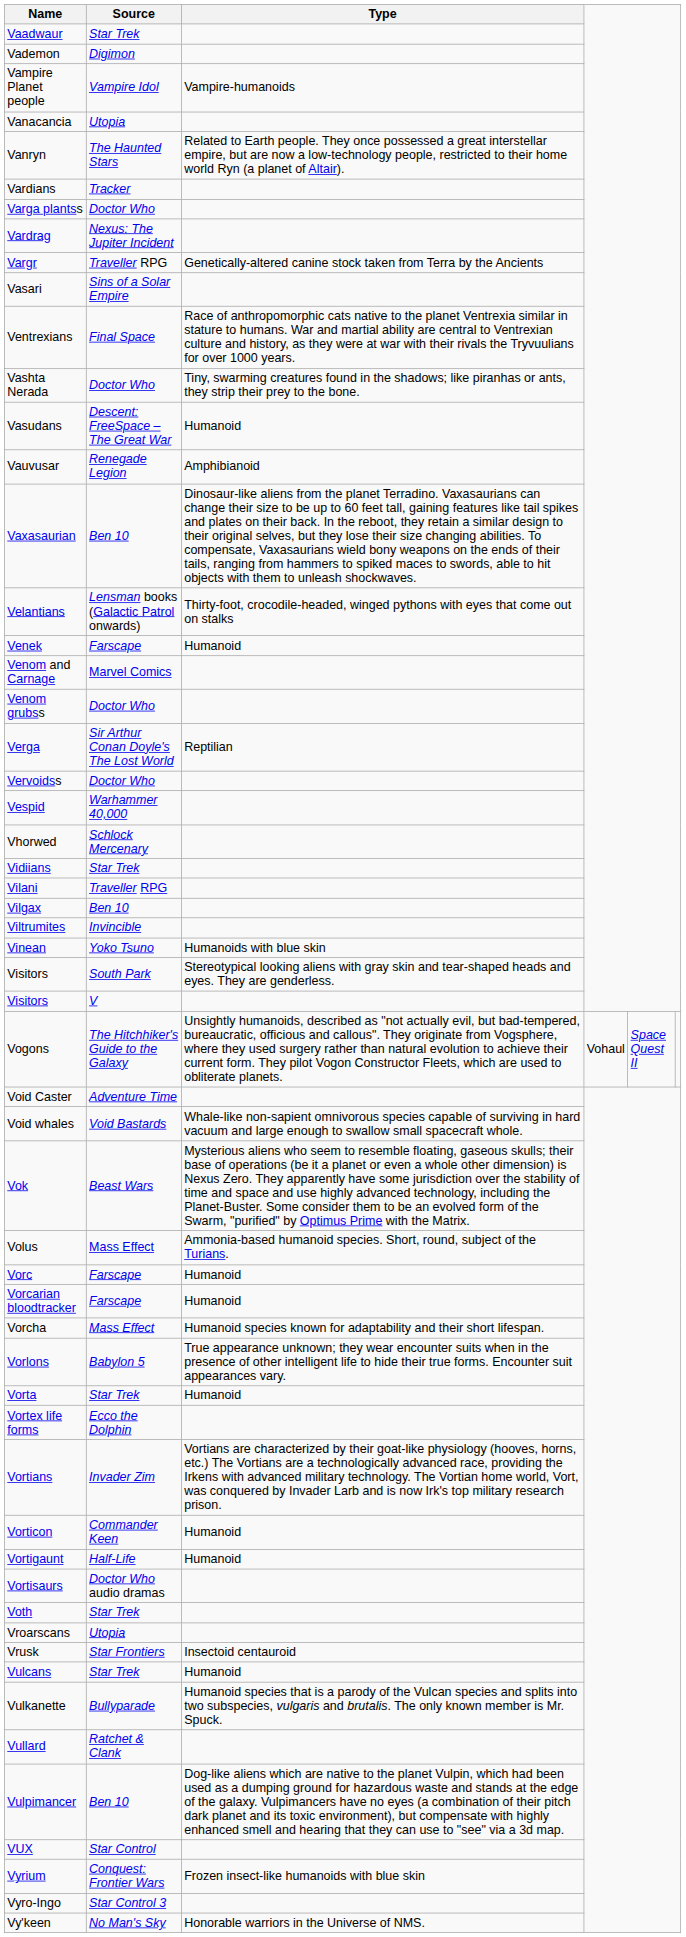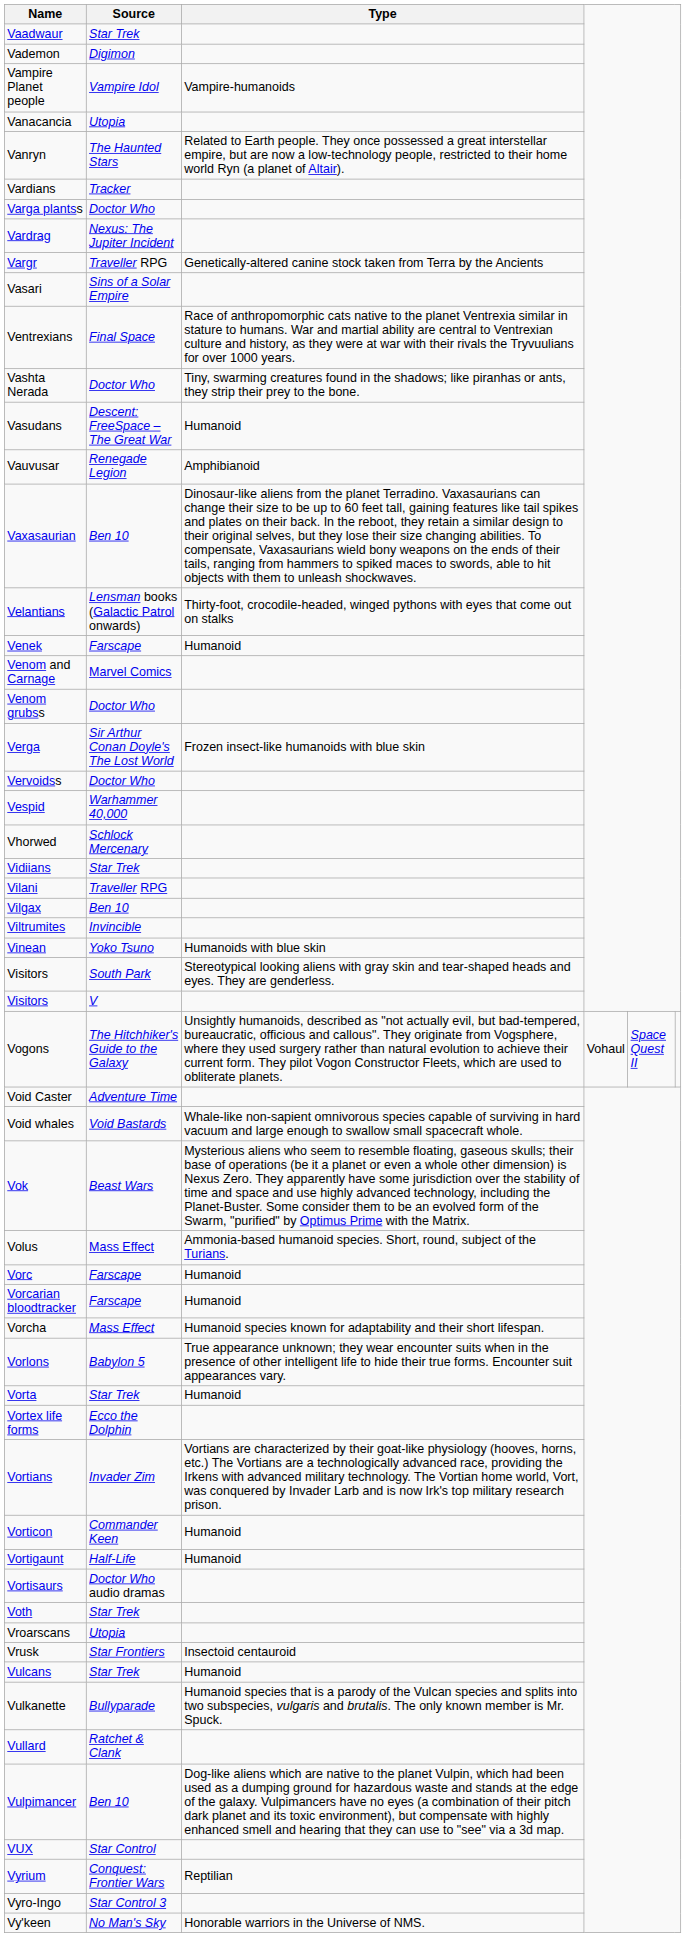(208, 747) Reptilian -> (305, 747) Frozen insect-like humanoids with blue skin
(305, 1876) Frozen insect-like humanoids with blue skin -> (208, 1876) Reptilian
